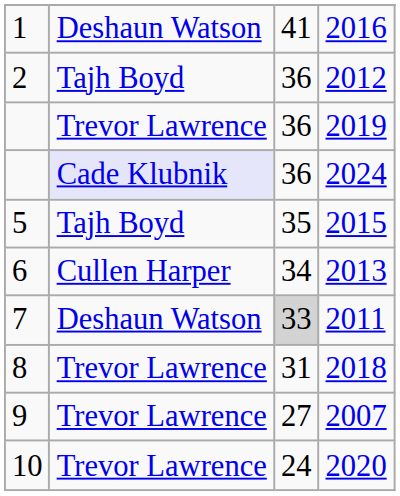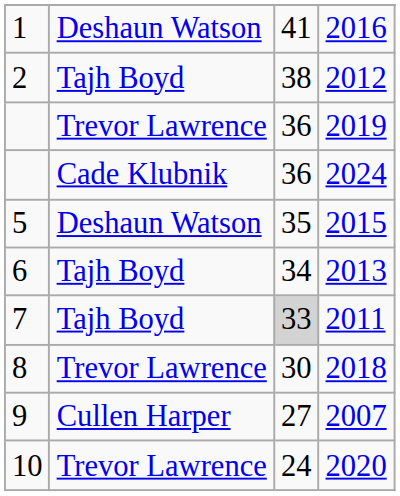(296, 77) 36 -> (296, 77) 38
(142, 174) lavender background -> (142, 174) no background
(121, 222) Tajh Boyd -> (159, 222) Deshaun Watson
(144, 271) Cullen Harper -> (121, 271) Tajh Boyd
(159, 319) Deshaun Watson -> (121, 319) Tajh Boyd
(296, 367) 31 -> (296, 367) 30
(162, 416) Trevor Lawrence -> (144, 416) Cullen Harper
